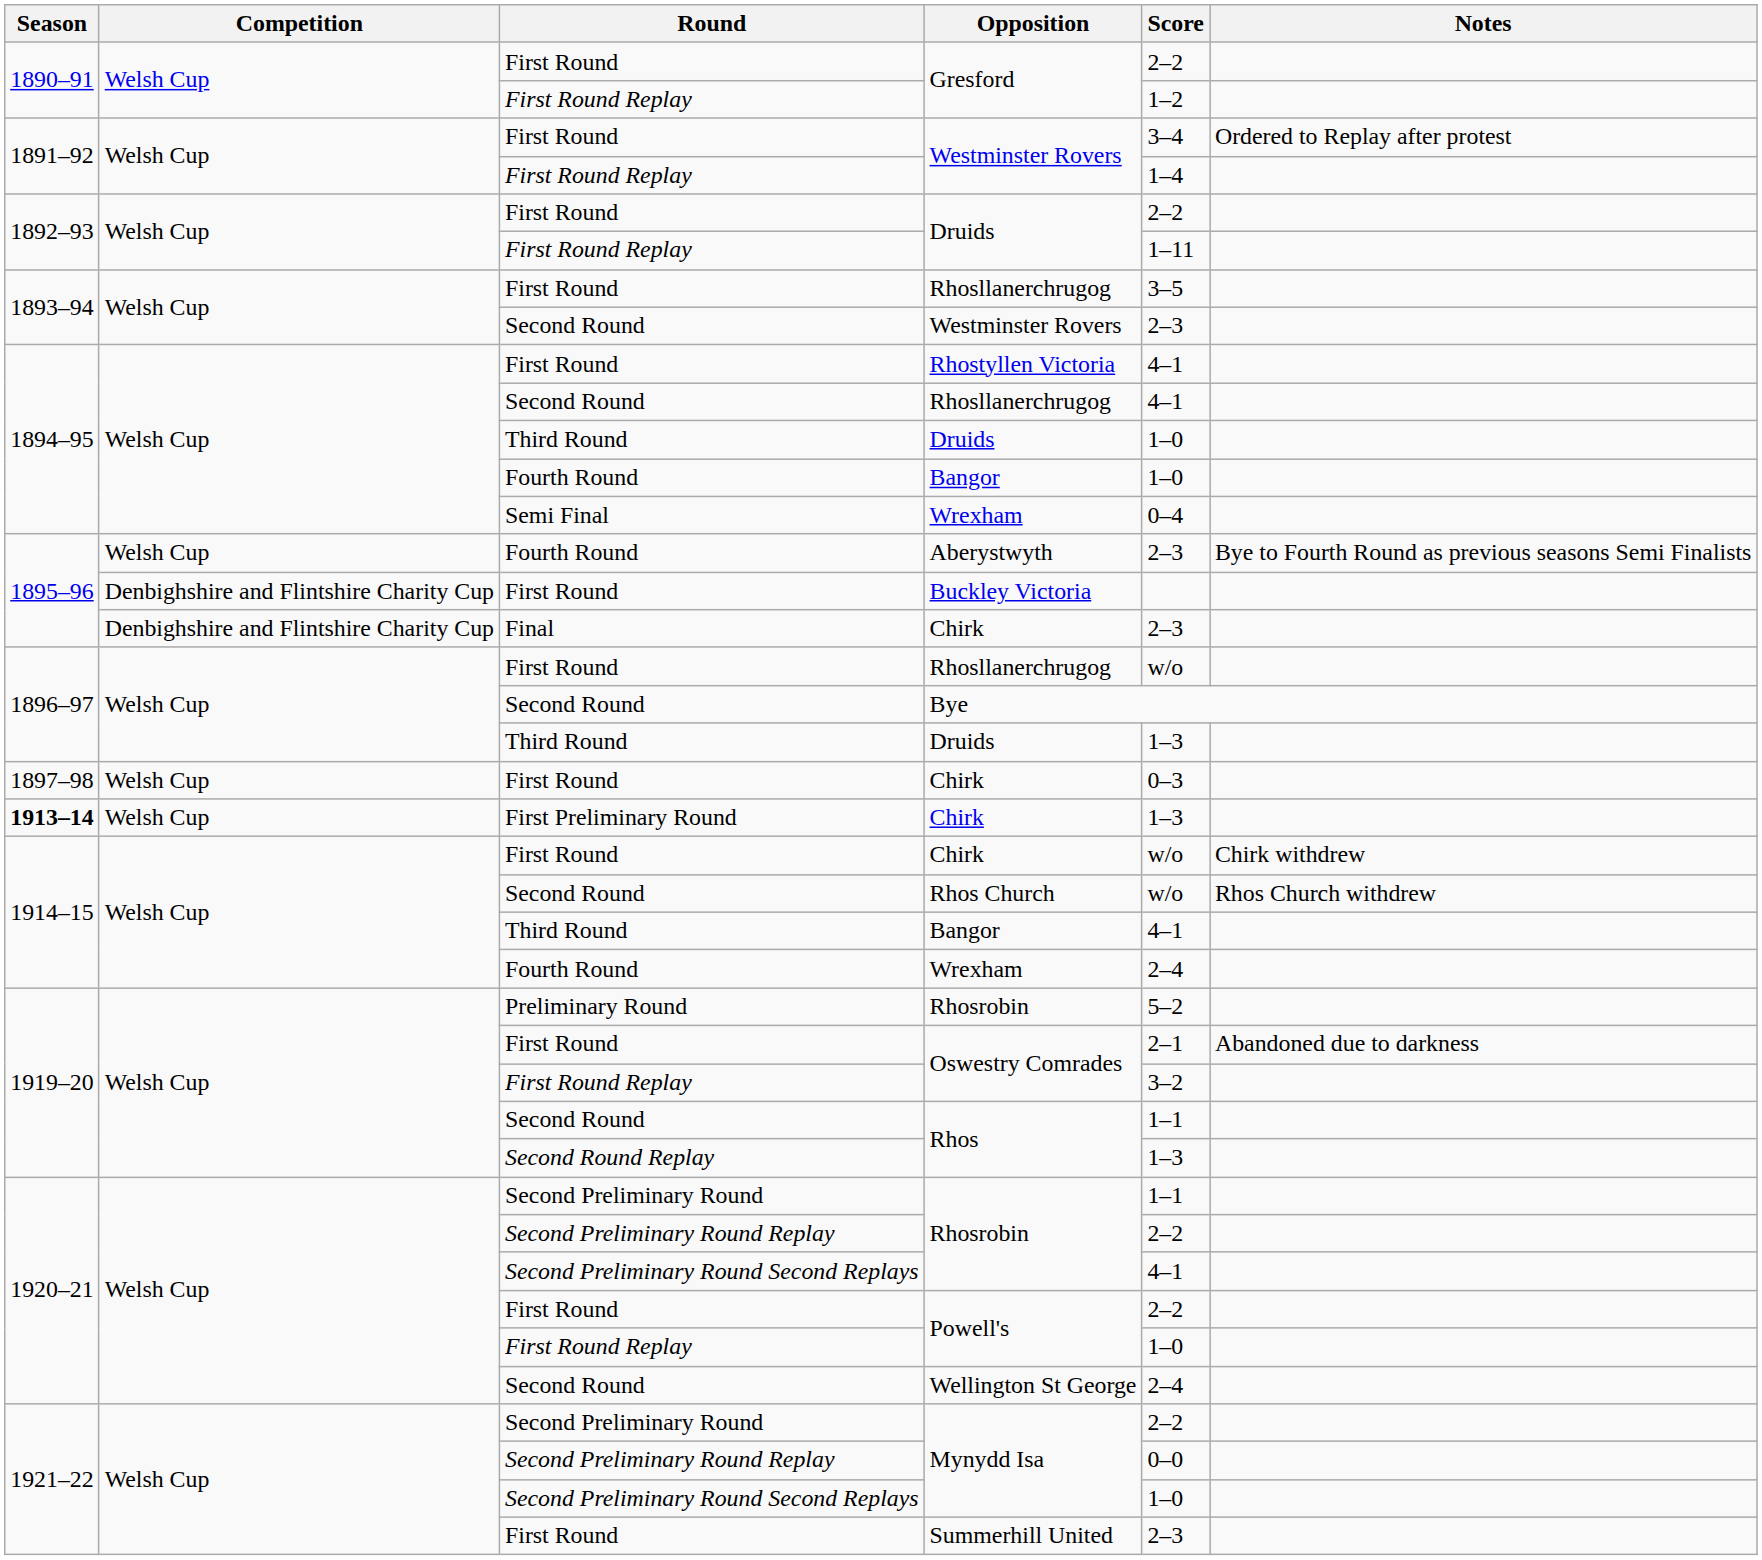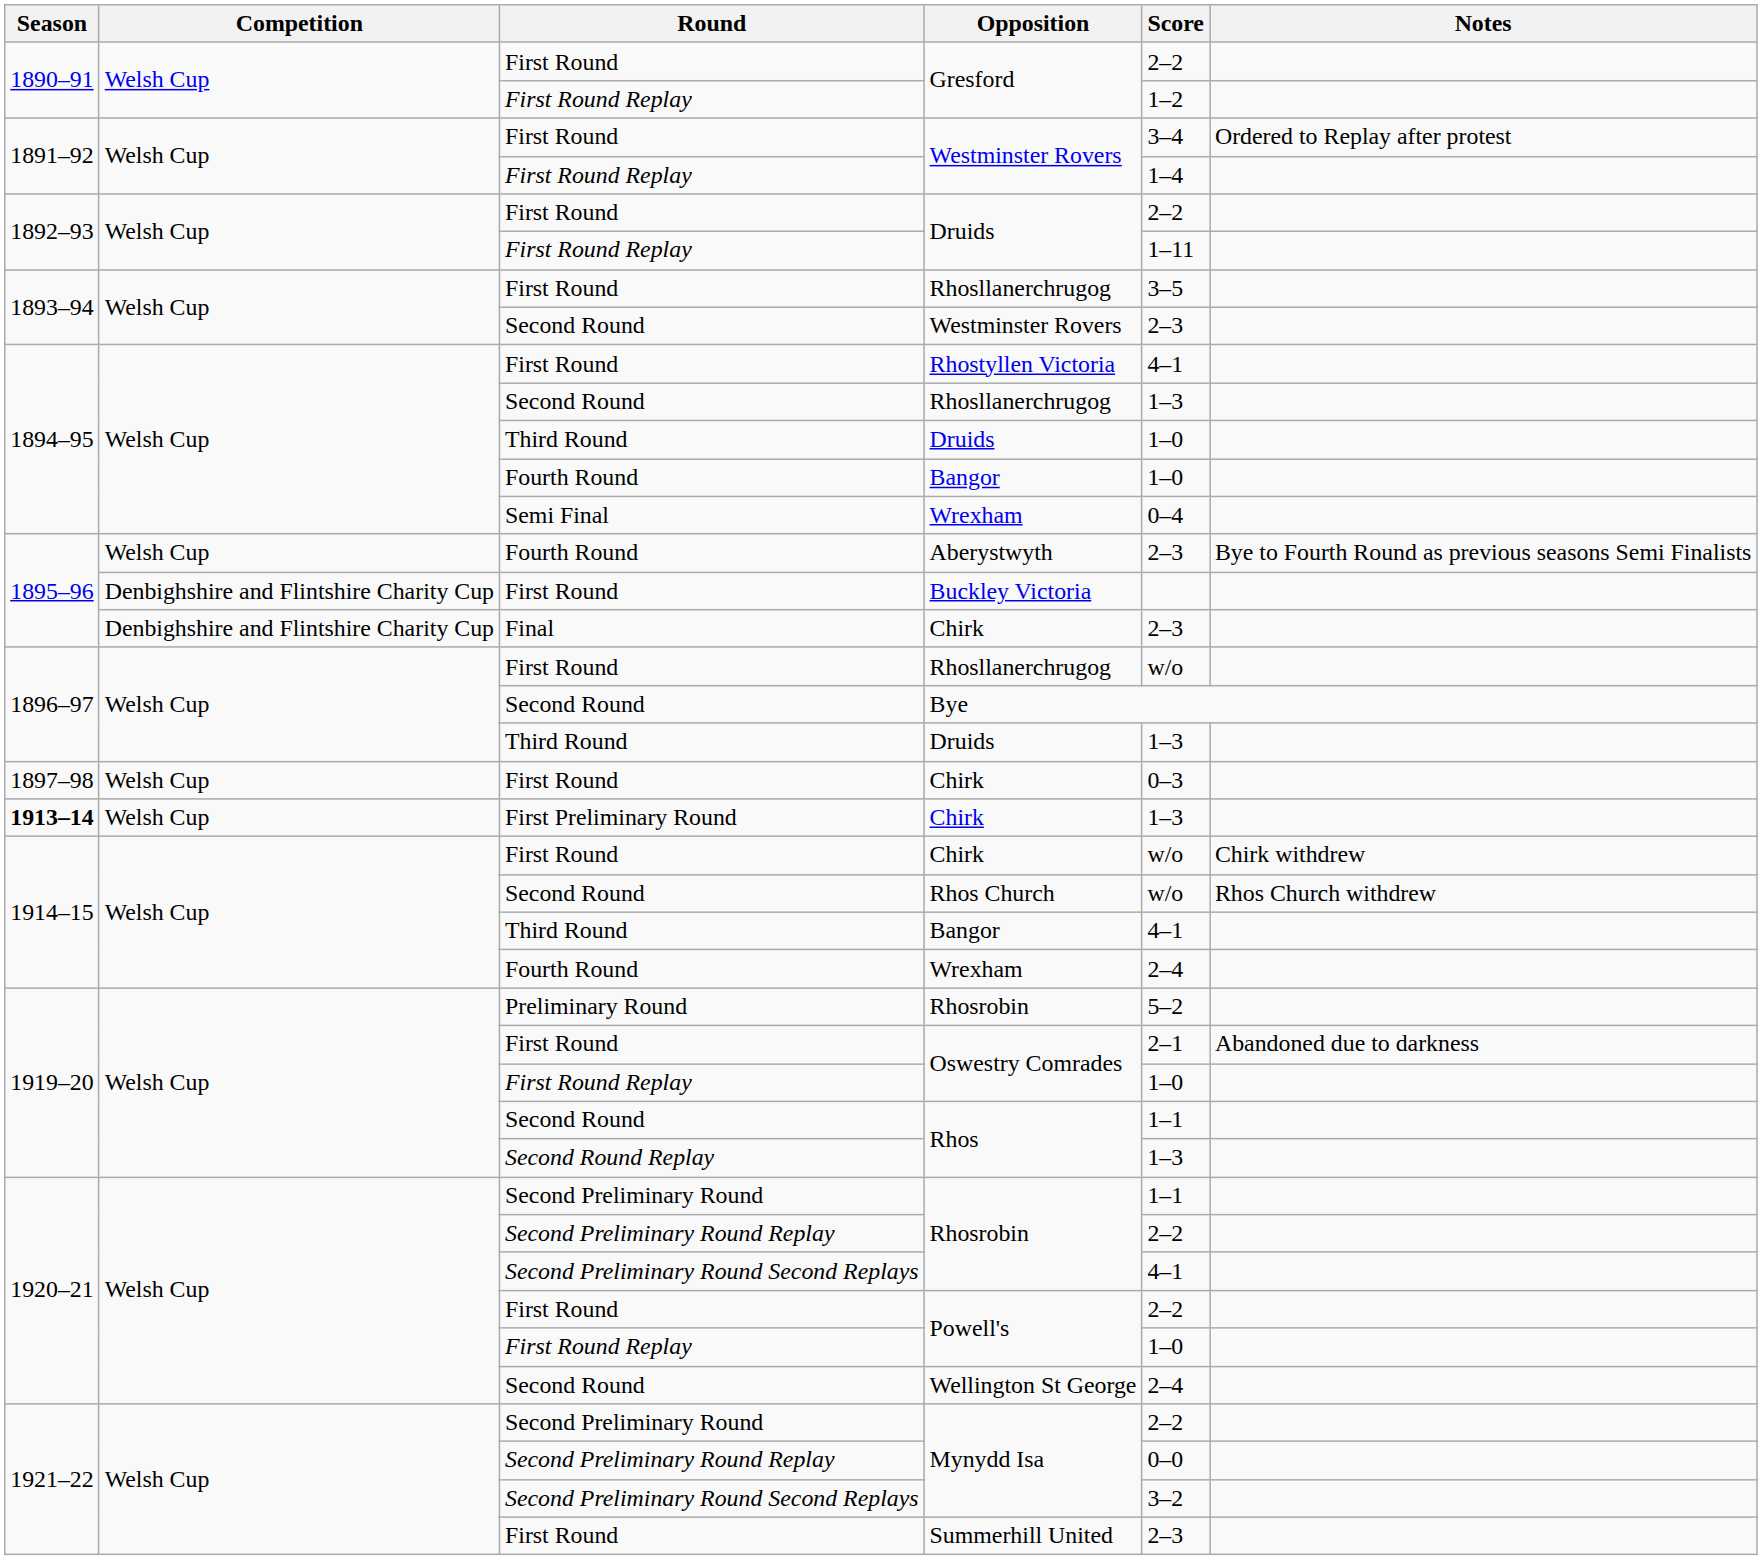(1165, 401) 4–1 -> (1165, 401) 1–3
(1165, 1082) 3–2 -> (1165, 1082) 1–0
(1165, 1497) 1–0 -> (1165, 1497) 3–2
